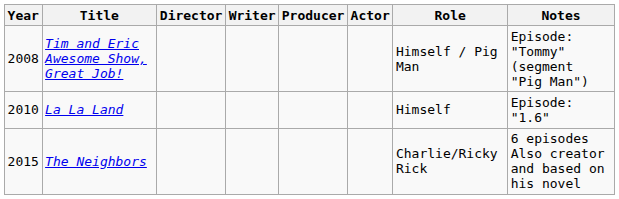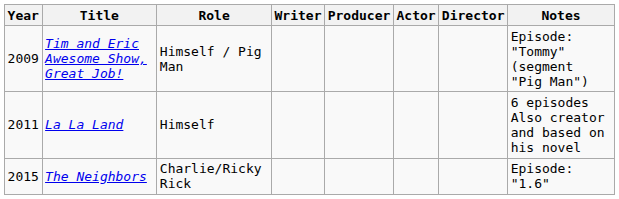columns swapped: (191, 15) <-> (450, 15)
(23, 59) 2008 -> (23, 59) 2009
(23, 110) 2010 -> (23, 125) 2011
(542, 110) Episode: "1.6" -> (558, 125) 6 episodes Also creator and based on his novel
(558, 161) 6 episodes Also creator and based on his novel -> (542, 176) Episode: "1.6"
